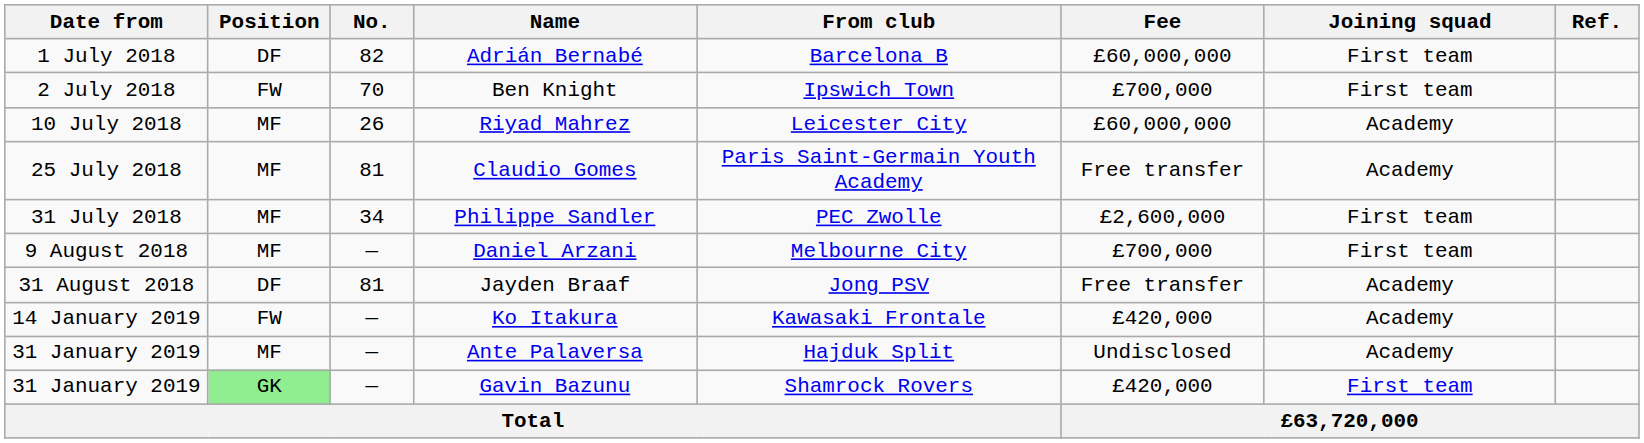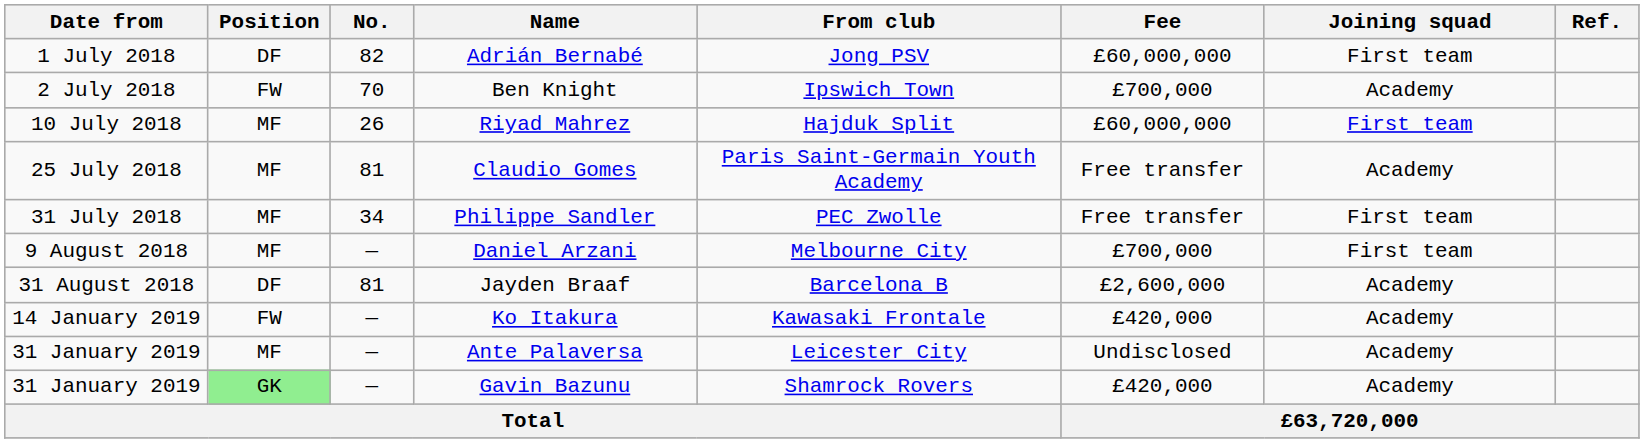(879, 56) Barcelona B -> (879, 56) Jong PSV
(1410, 90) First team -> (1410, 90) Academy
(879, 124) Leicester City -> (879, 124) Hajduk Split
(1410, 124) Academy -> (1410, 124) First team
(1162, 217) £2,600,000 -> (1162, 217) Free transfer
(879, 285) Jong PSV -> (879, 285) Barcelona B
(1162, 285) Free transfer -> (1162, 285) £2,600,000
(879, 353) Hajduk Split -> (879, 353) Leicester City
(1410, 387) First team -> (1410, 387) Academy
